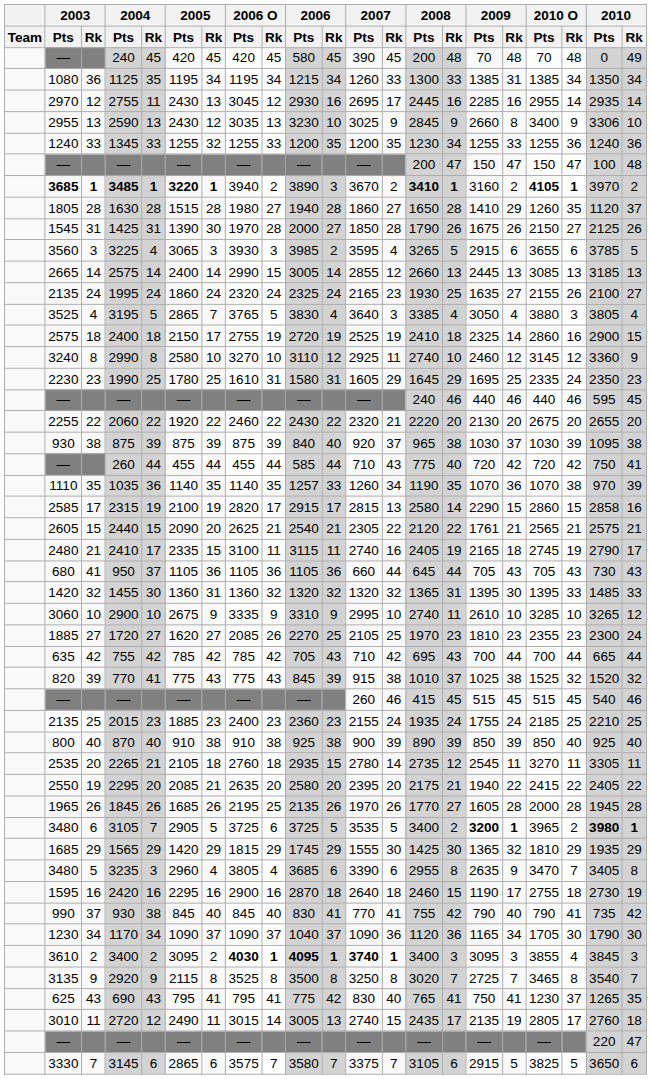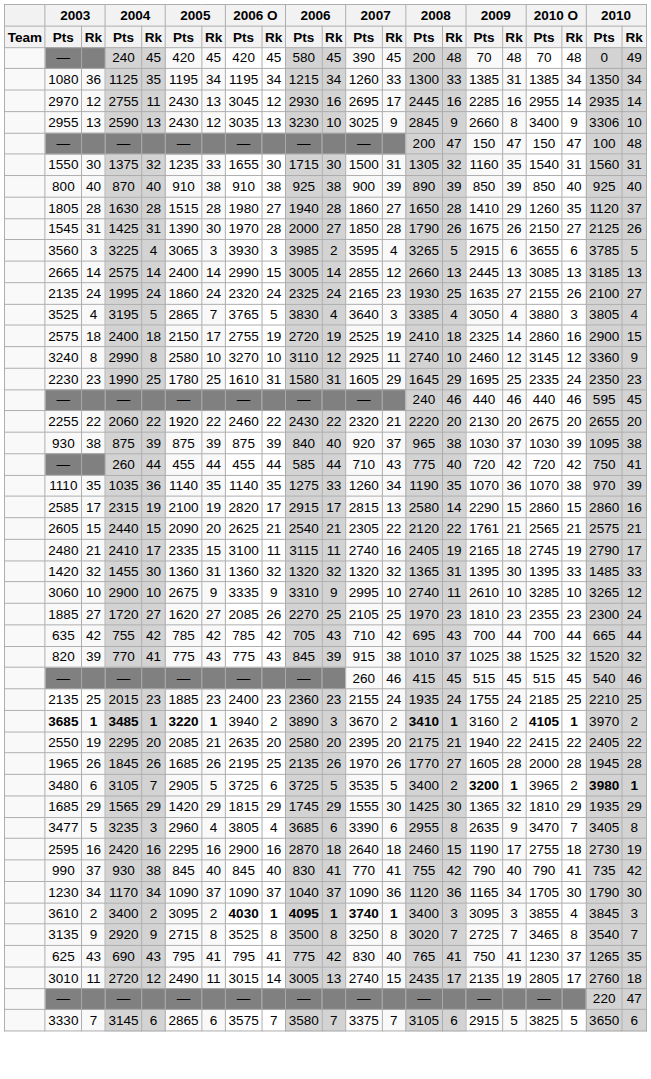- row: (93, 144)
+ row: (93, 165)
rows swapped: (93, 187) <-> (93, 743)
(304, 486) 1257 -> (304, 486) 1275
(604, 507) 2858 -> (604, 507) 2860
- row: (93, 572)
- row: (93, 764)
(63, 871) 3480 -> (63, 828) 3477
(63, 892) 1595 -> (63, 850) 2595
(184, 978) 2115 -> (184, 935) 2715
